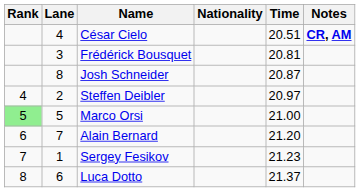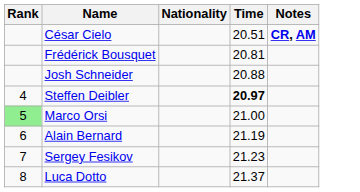- column: (59, 14)
(285, 75) 20.87 -> (249, 75) 20.88
(285, 95) normal -> (249, 95) bold
(285, 136) 21.20 -> (249, 136) 21.19
